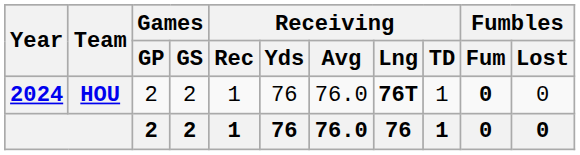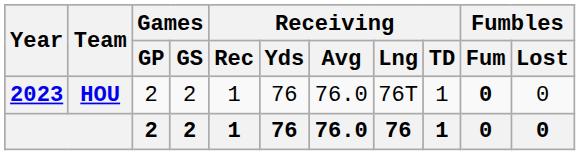(37, 95) 2024 -> (37, 95) 2023
(398, 95) bold -> (398, 95) normal
